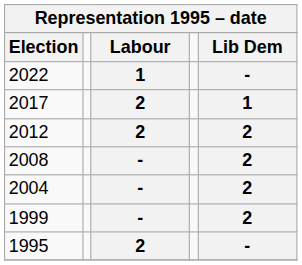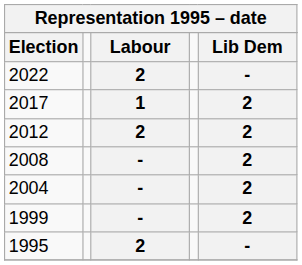(140, 75) 1 -> (140, 75) 2
(140, 103) 2 -> (140, 103) 1
(247, 103) 1 -> (247, 103) 2
